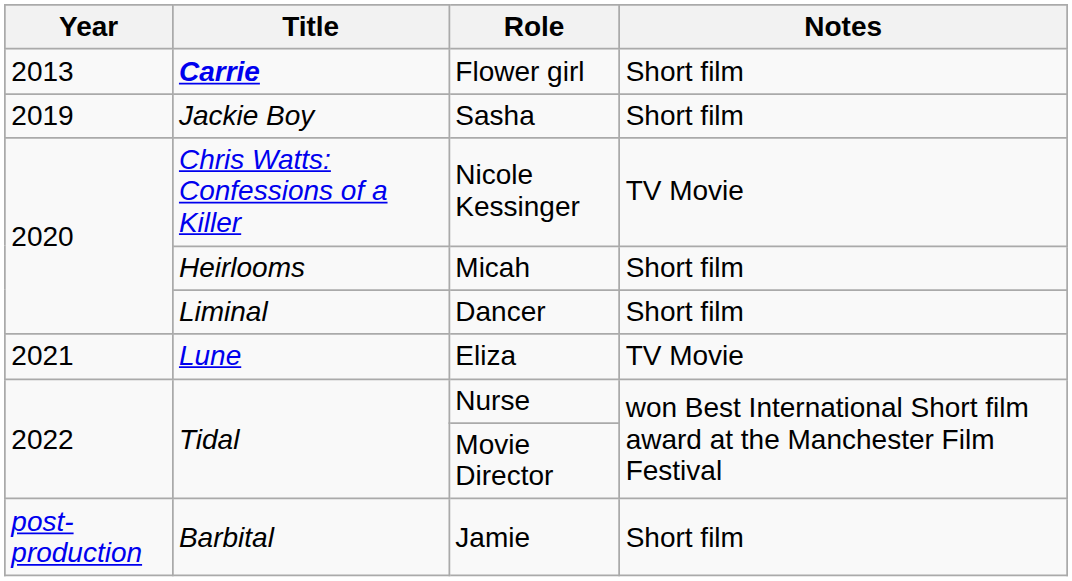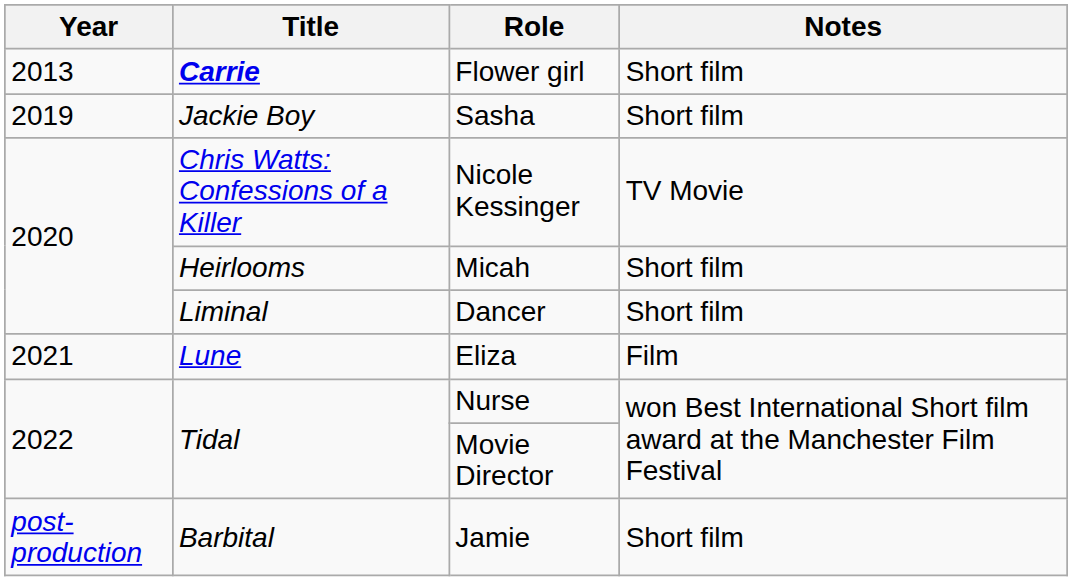(685, 356) TV Movie -> (652, 356) Film
